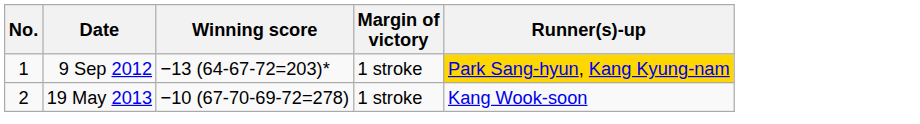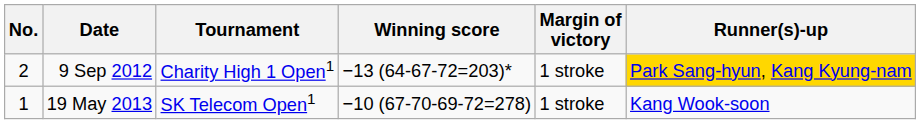+ column: (247, 29)
(24, 69) 1 -> (24, 70) 2
(24, 97) 2 -> (24, 103) 1
